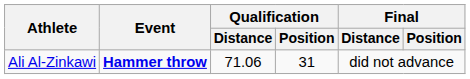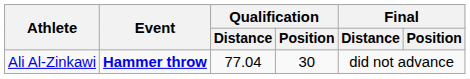(243, 62) 71.06 -> (243, 62) 77.04
(307, 62) 31 -> (307, 62) 30
